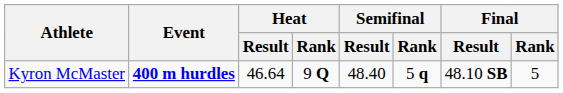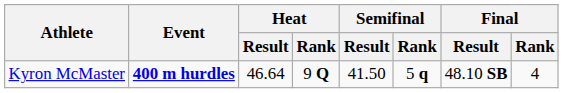(367, 74) 48.40 -> (367, 74) 41.50
(535, 74) 5 -> (535, 74) 4
